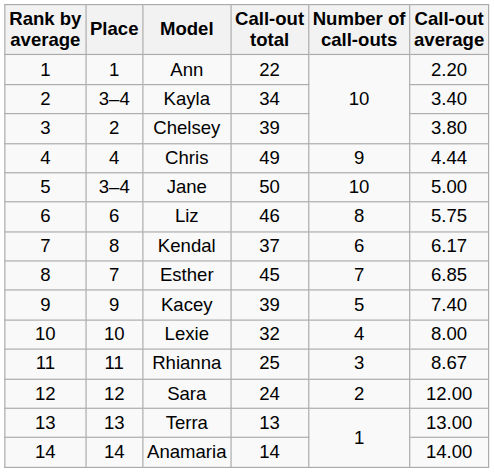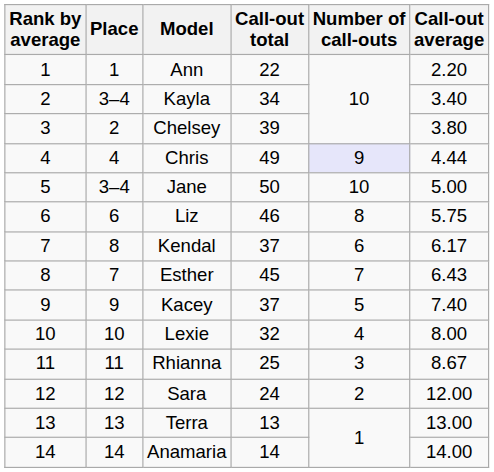(359, 157) no background -> (359, 157) lavender background
(449, 275) 6.85 -> (449, 275) 6.43
(270, 305) 39 -> (270, 305) 37
